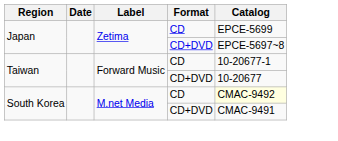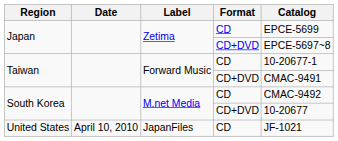(239, 78) 10-20677 -> (292, 78) CMAC-9491
(246, 95) lightyellow background -> (292, 95) no background
(246, 111) CMAC-9491 -> (286, 111) 10-20677
+ row: (38, 128)
